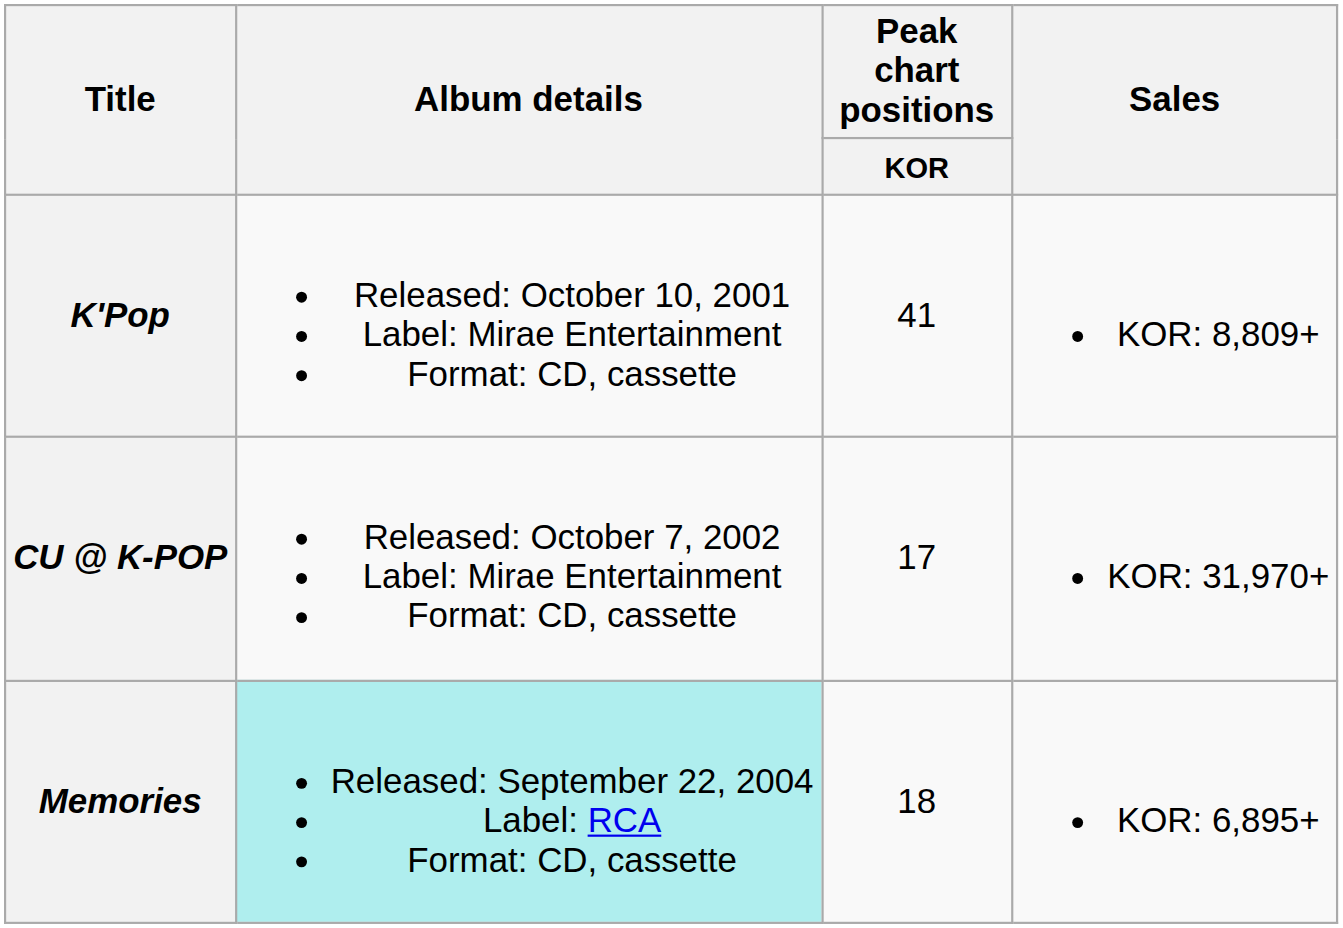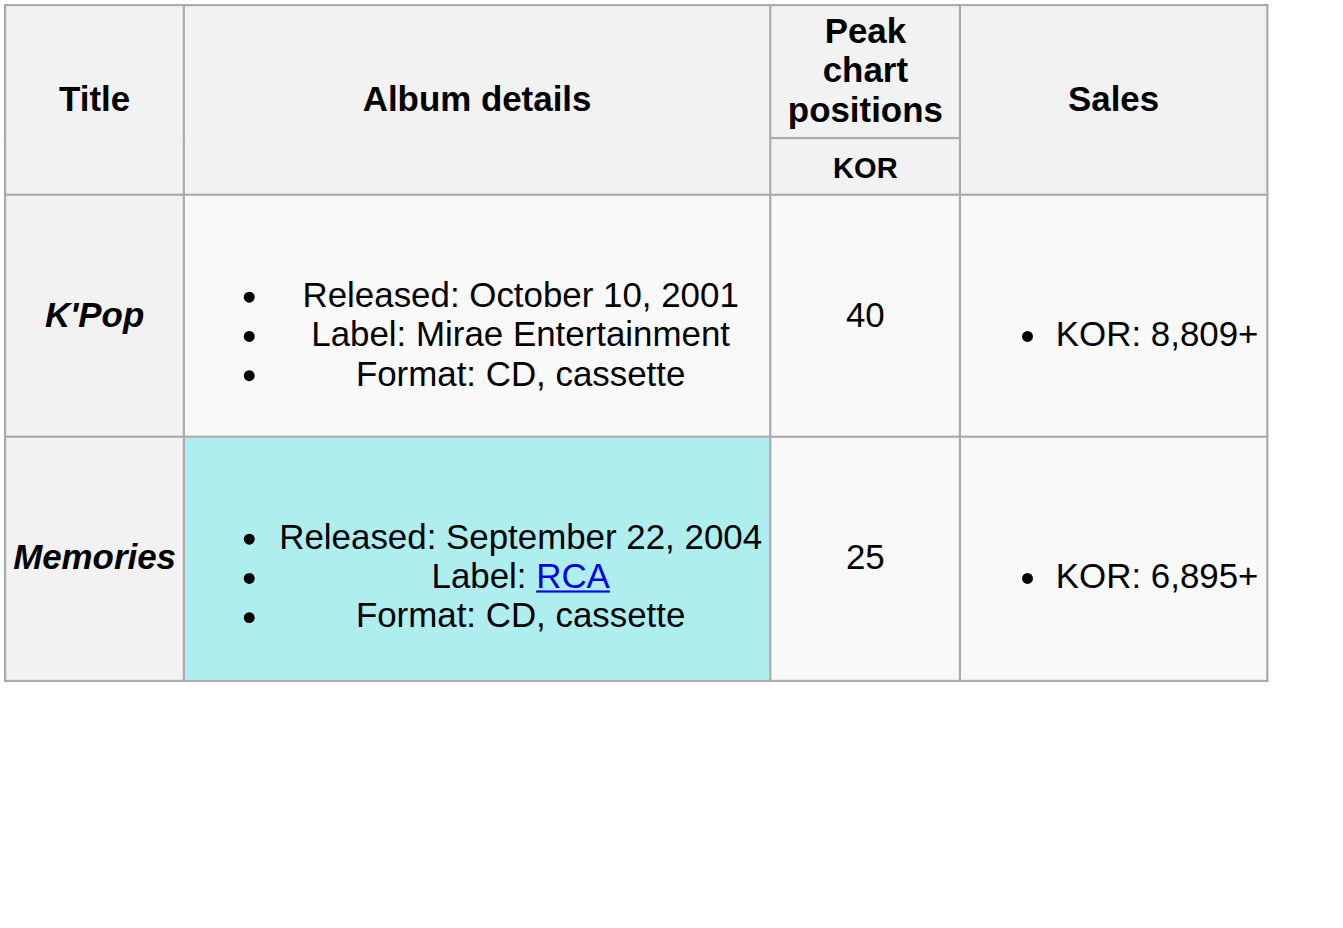(917, 315) 41 -> (865, 315) 40
- row: (120, 557)
(917, 800) 18 -> (865, 557) 25
